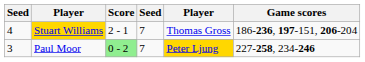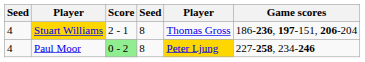(142, 30) 7 -> (142, 30) 8
(10, 48) 3 -> (10, 48) 4
(142, 48) 7 -> (142, 48) 8
